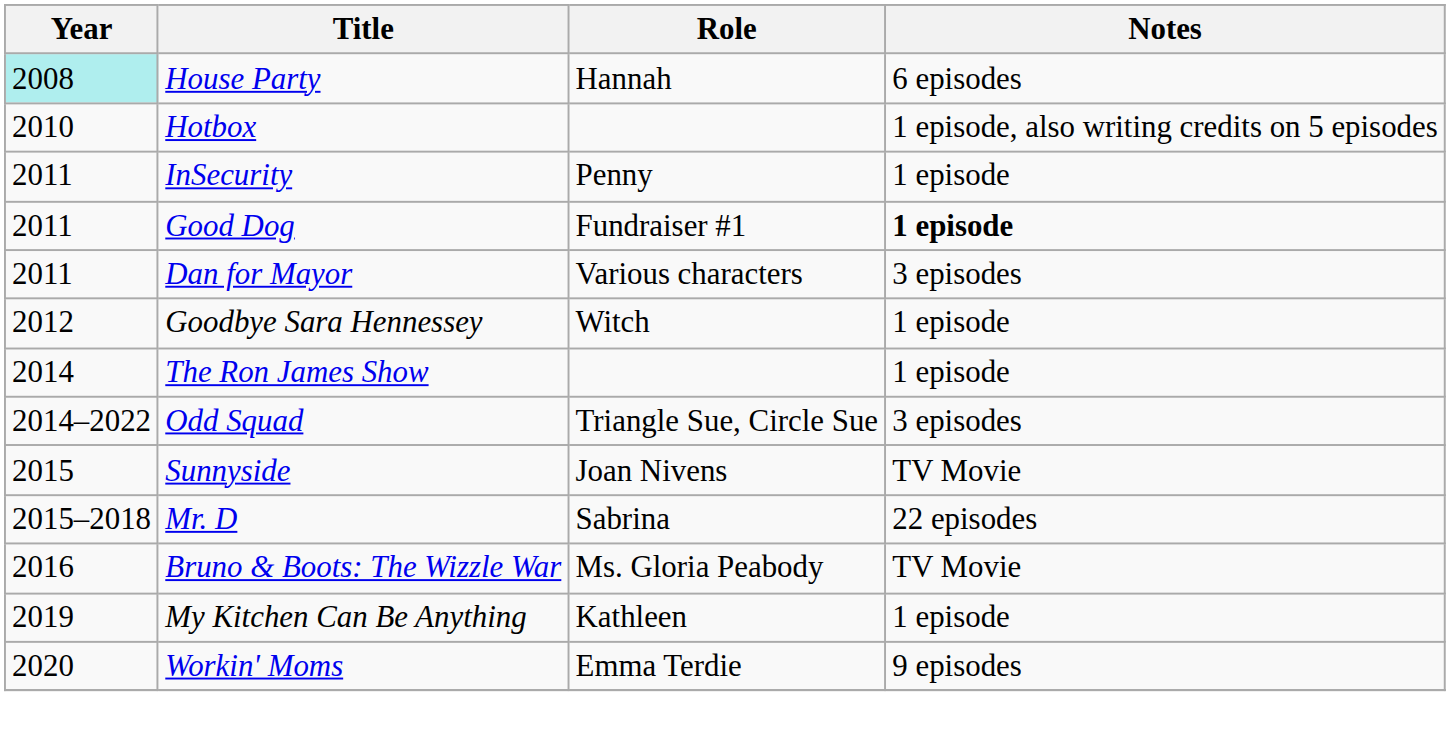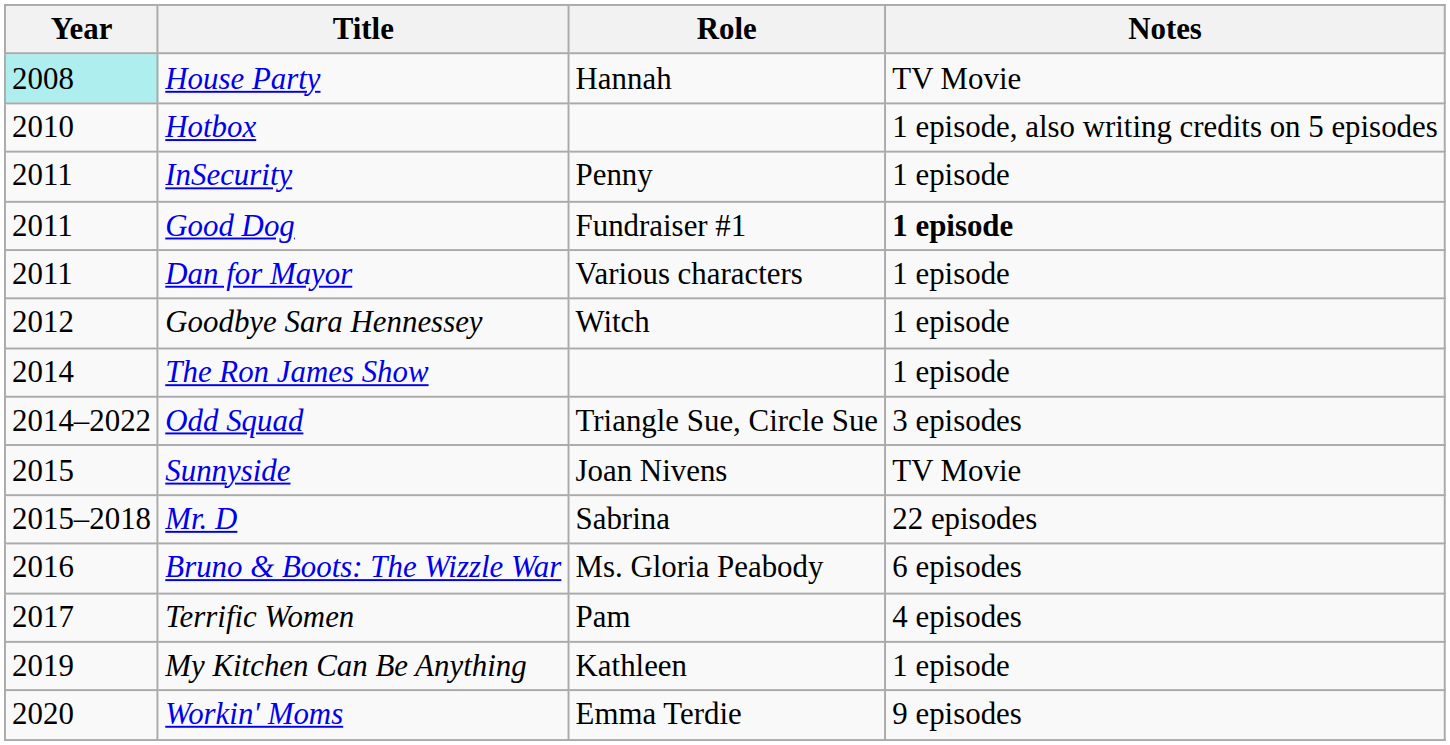(957, 77) 6 episodes -> (957, 77) TV Movie
(957, 273) 3 episodes -> (951, 273) 1 episode
(957, 567) TV Movie -> (957, 567) 6 episodes
+ row: (260, 616)
